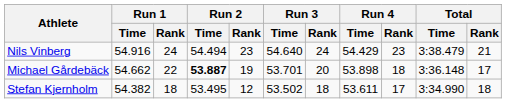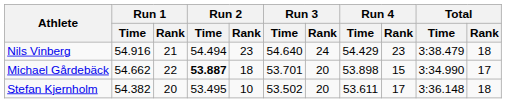(170, 51) 24 -> (170, 51) 21
(484, 51) 21 -> (484, 51) 18
(246, 70) 19 -> (246, 70) 18
(399, 70) 18 -> (399, 70) 15
(441, 70) 3:36.148 -> (441, 70) 3:34.990
(170, 89) 18 -> (170, 89) 20
(246, 89) 12 -> (246, 89) 10
(322, 89) 18 -> (322, 89) 20
(441, 89) 3:34.990 -> (441, 89) 3:36.148
